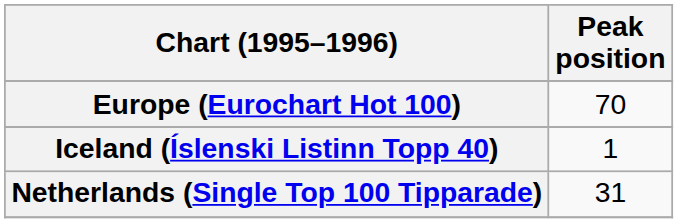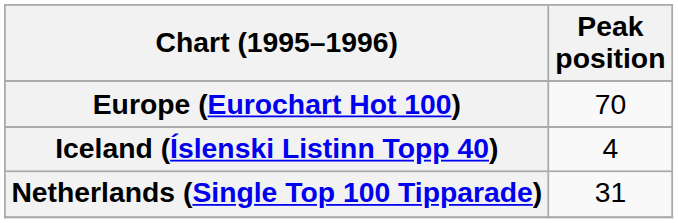(610, 148) 1 -> (610, 148) 4
